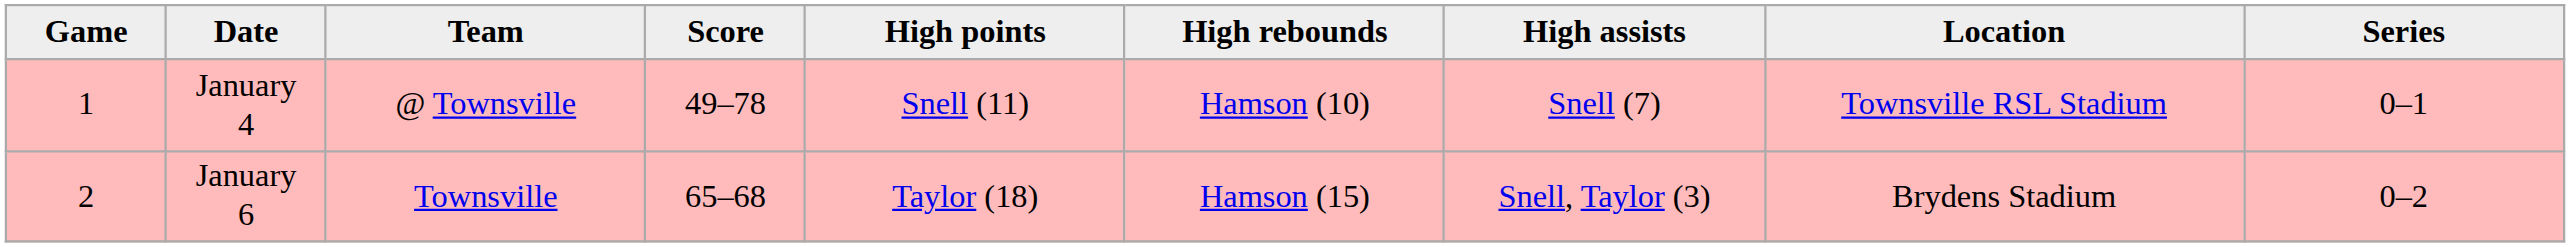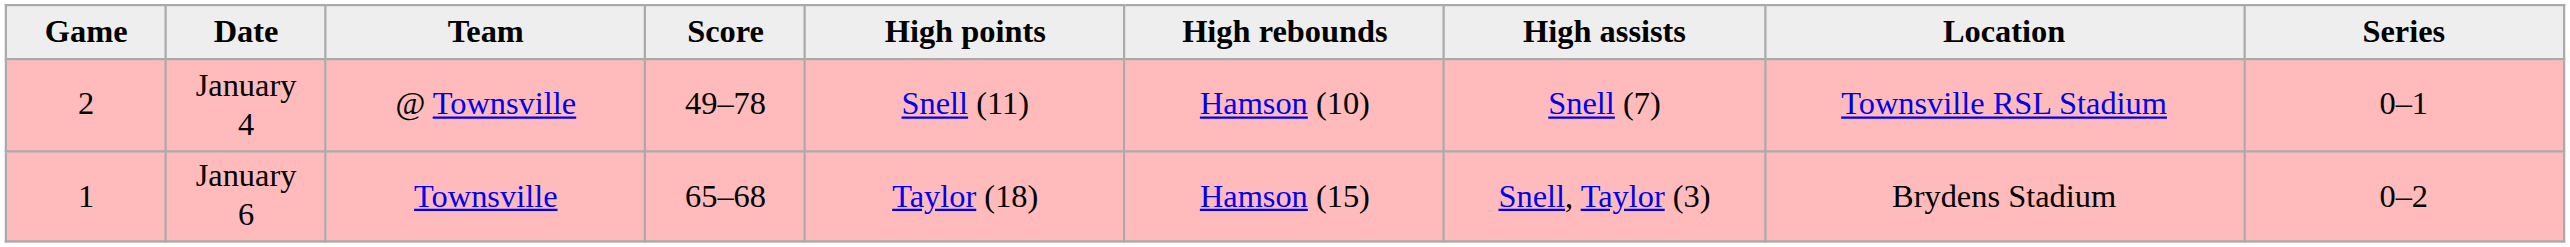(86, 104) 1 -> (86, 104) 2
(86, 195) 2 -> (86, 195) 1
